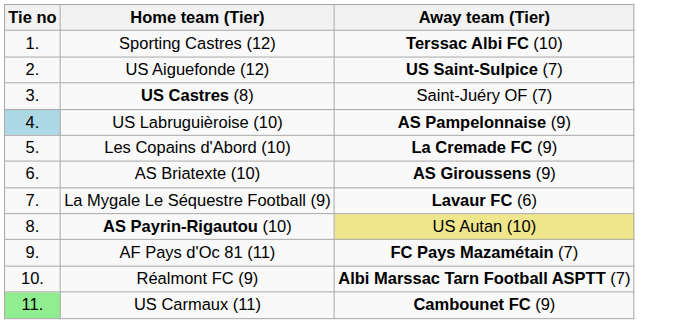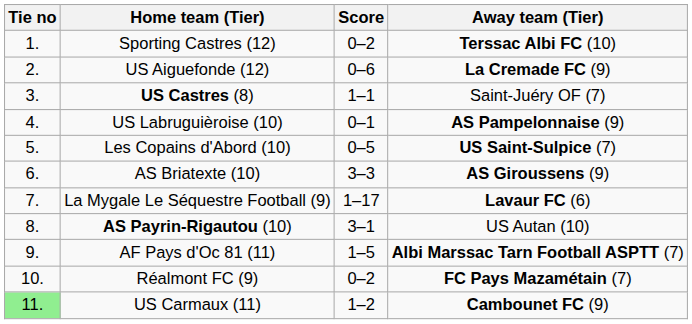+ column: (361, 17)
(484, 69) US Saint-Sulpice (7) -> (538, 69) La Cremade FC (9)
(32, 122) lightblue background -> (32, 122) no background
(484, 148) La Cremade FC (9) -> (538, 148) US Saint-Sulpice (7)
(484, 226) khaki background -> (538, 226) no background
(484, 252) FC Pays Mazamétain (7) -> (538, 252) Albi Marssac Tarn Football ASPTT (7)
(484, 278) Albi Marssac Tarn Football ASPTT (7) -> (538, 278) FC Pays Mazamétain (7)
